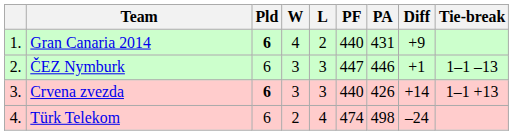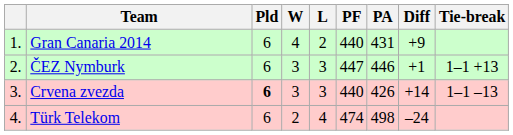(267, 42) bold -> (267, 42) normal
(472, 67) 1–1 –13 -> (472, 67) 1–1 +13
(472, 92) 1–1 +13 -> (472, 92) 1–1 –13
